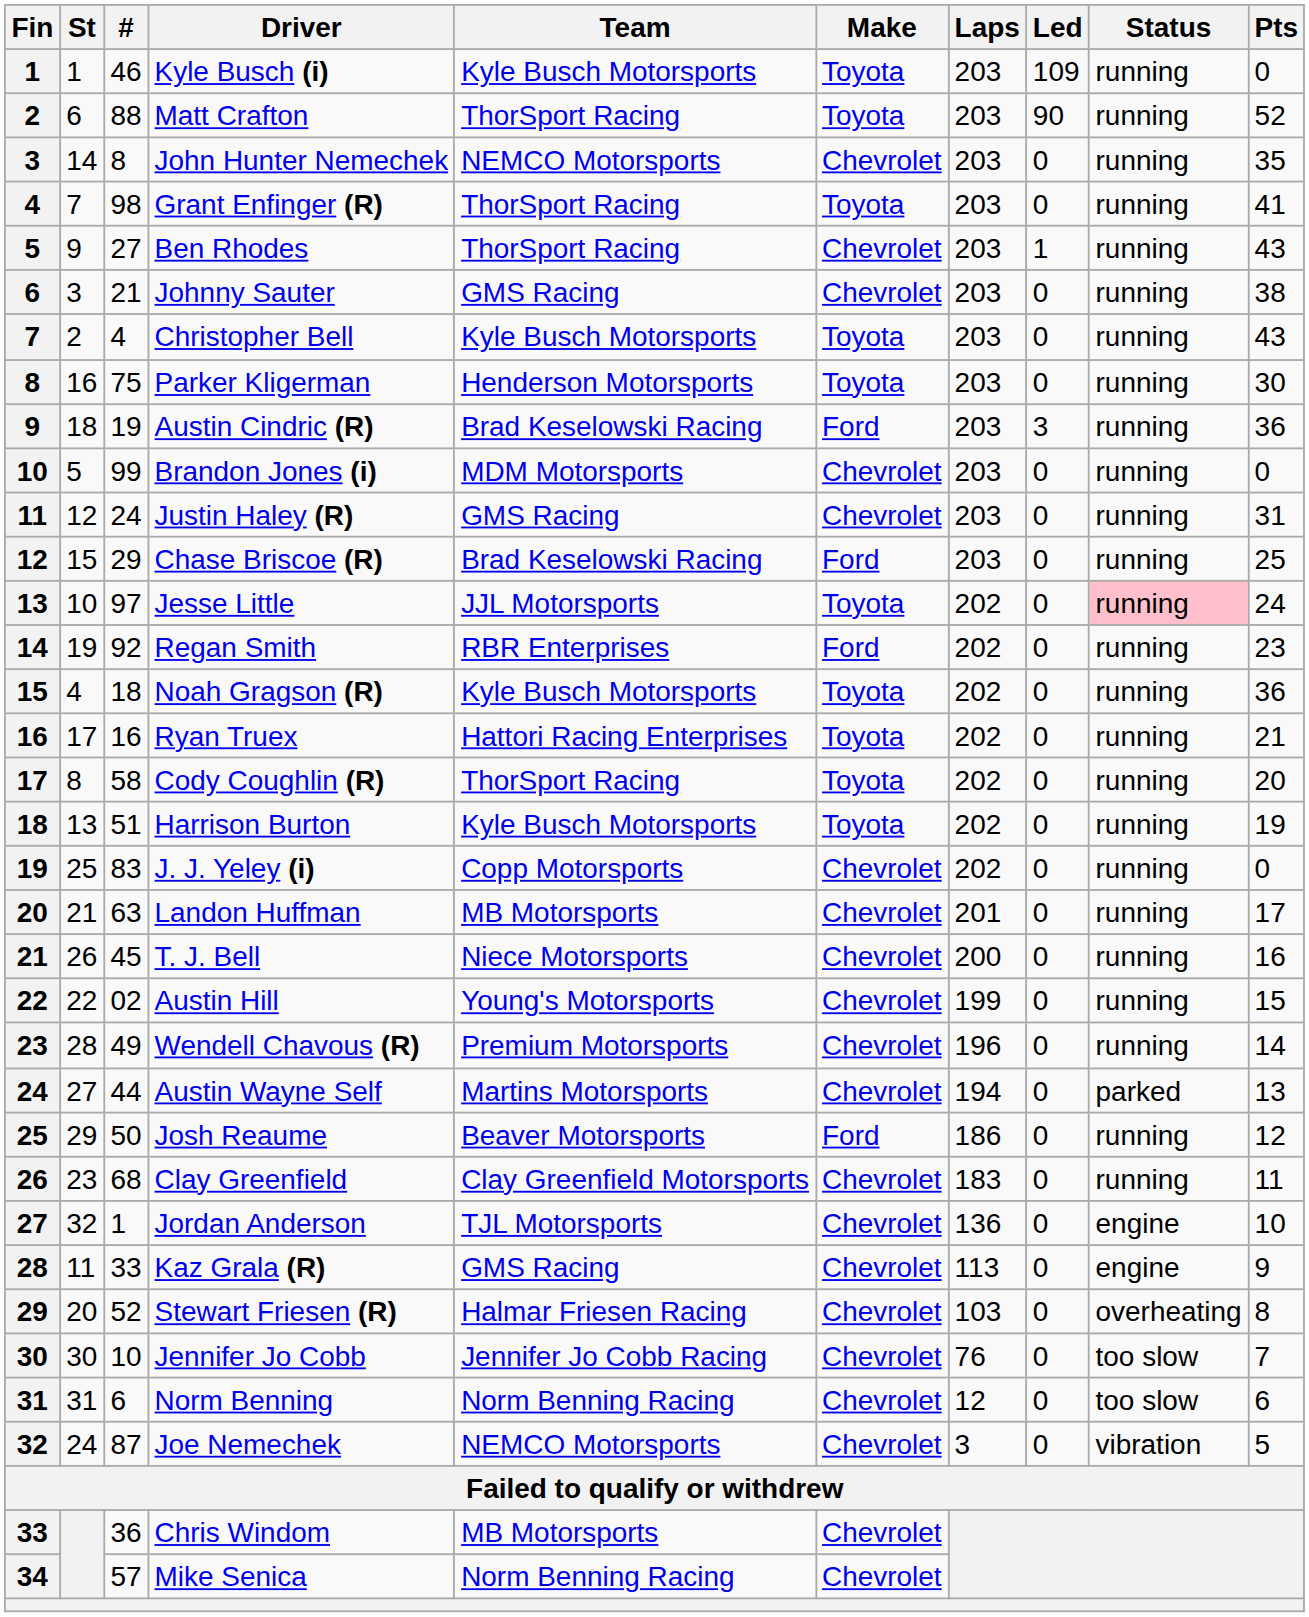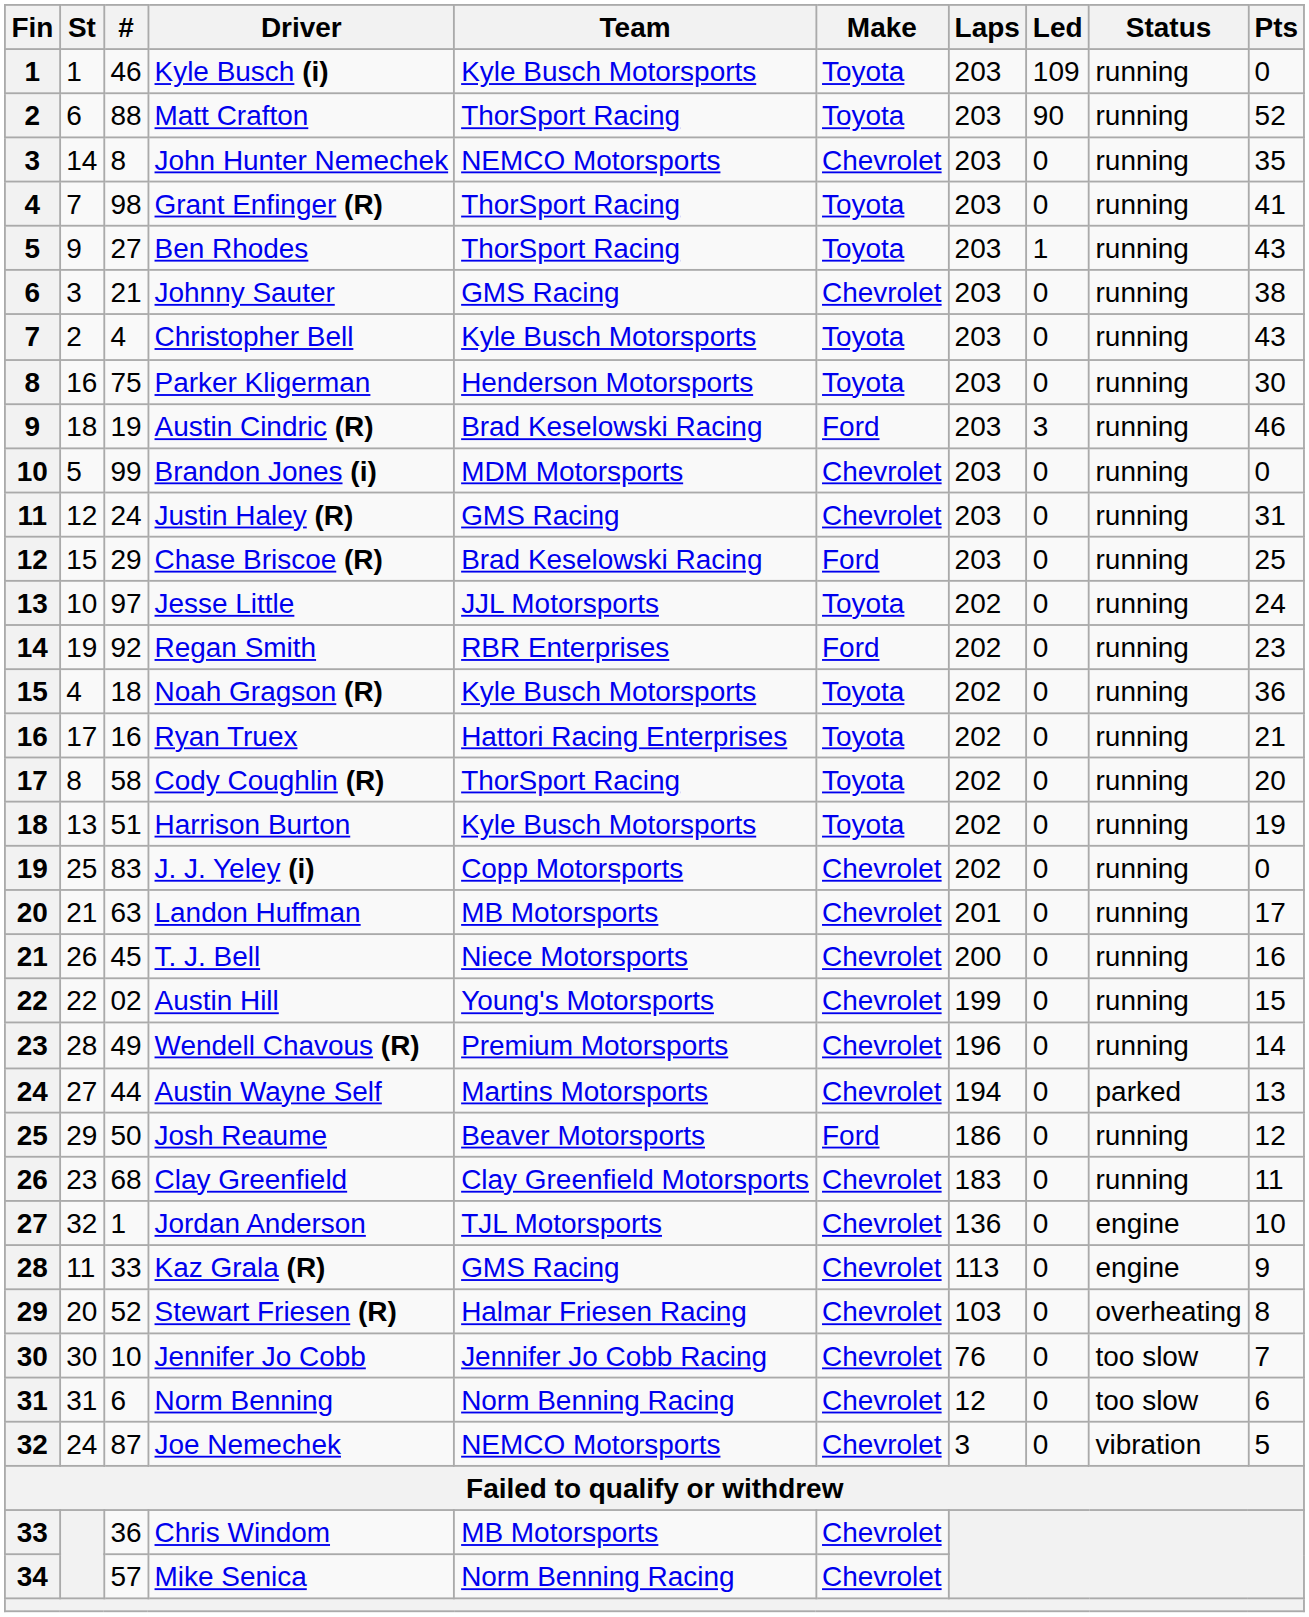(882, 249) Chevrolet -> (863, 249) Toyota
(1270, 426) 36 -> (1270, 426) 46
(1142, 603) pink background -> (1142, 603) no background
